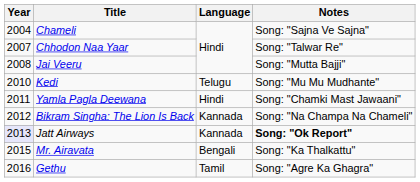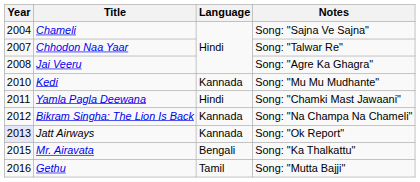(300, 64) Song: "Mutta Bajji" -> (314, 64) Song: "Agre Ka Ghagra"
(215, 82) Telugu -> (221, 82) Kannada
(304, 133) bold -> (300, 133) normal
(314, 168) Song: "Agre Ka Ghagra" -> (300, 168) Song: "Mutta Bajji"
